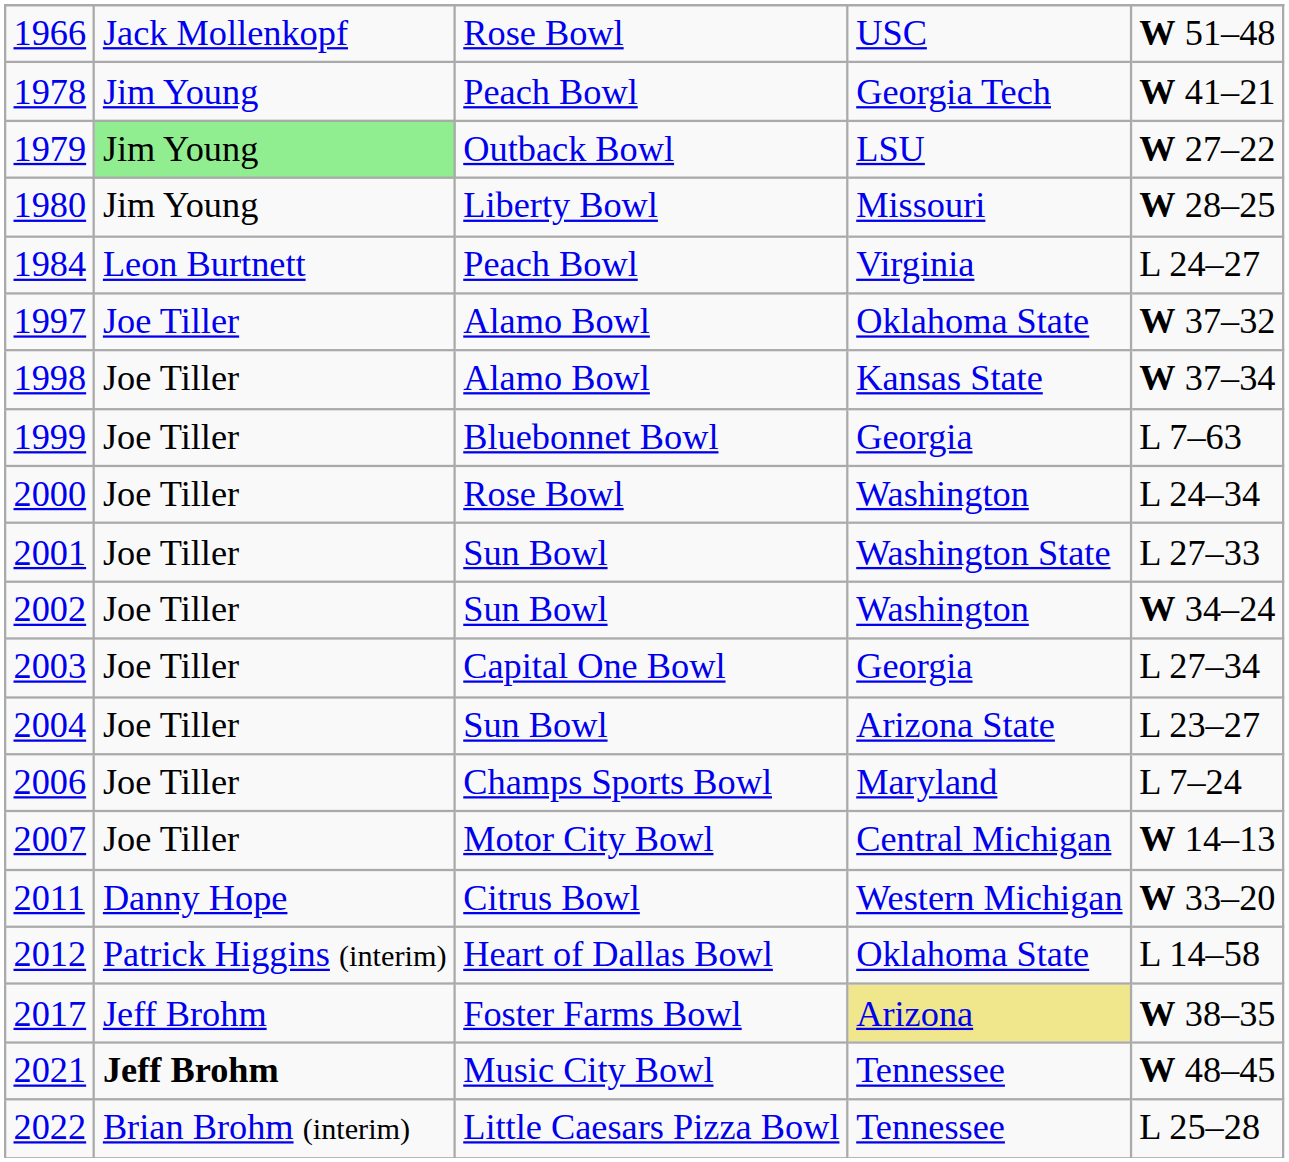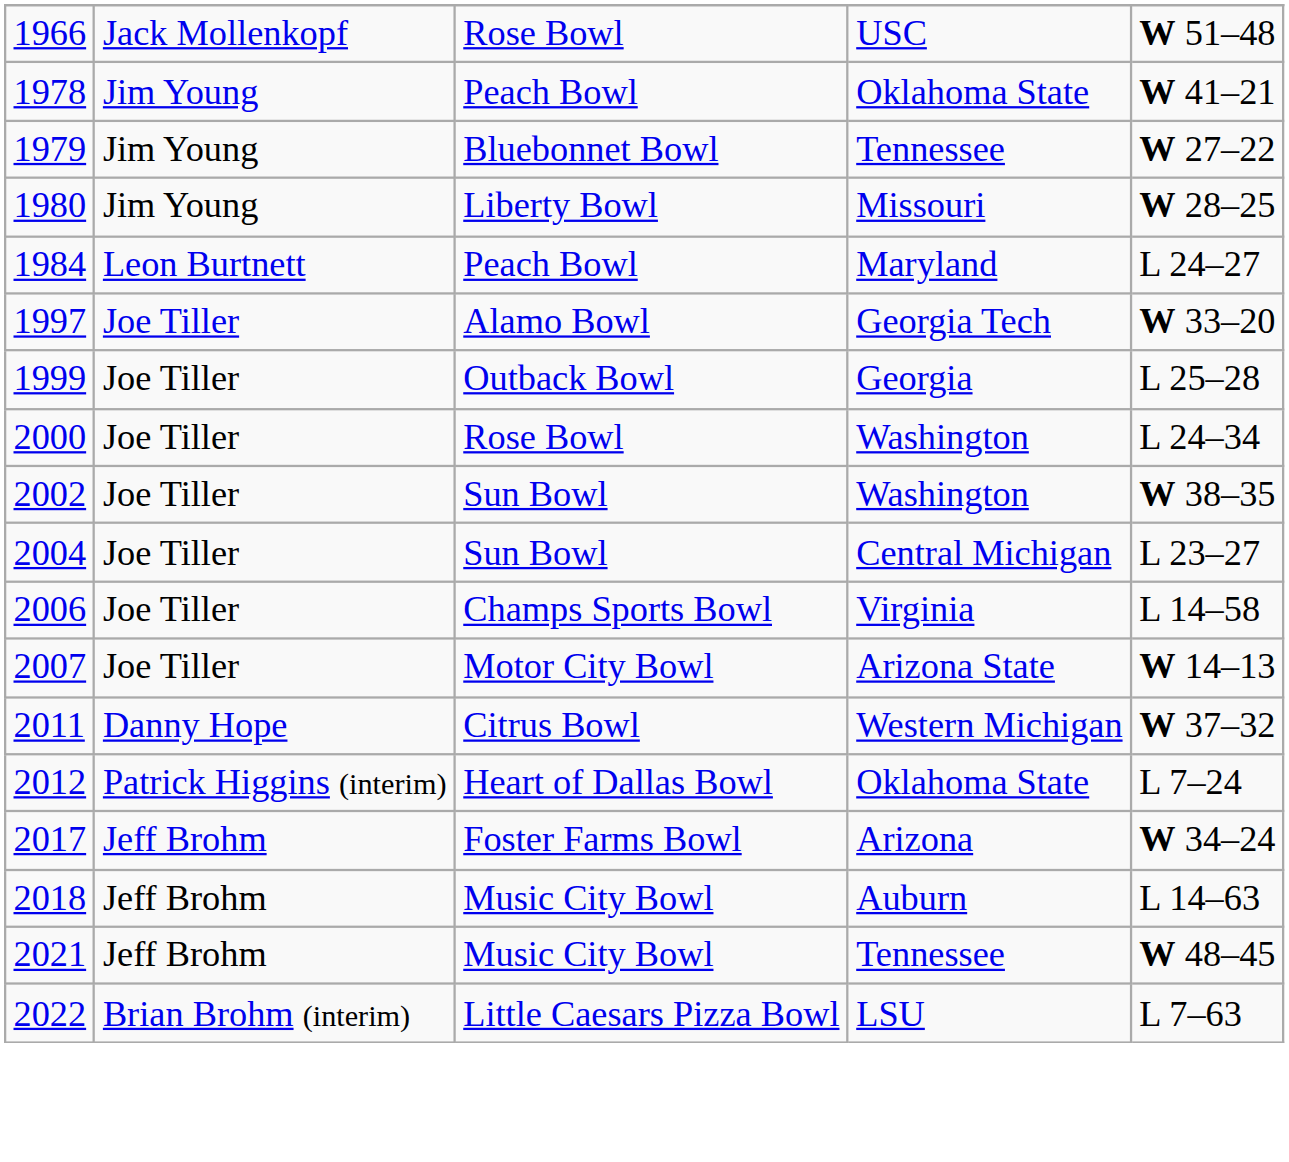(954, 90) Georgia Tech -> (973, 90) Oklahoma State
(181, 148) lightgreen background -> (181, 148) no background
(569, 148) Outback Bowl -> (591, 148) Bluebonnet Bowl
(891, 148) LSU -> (931, 148) Tennessee
(915, 263) Virginia -> (927, 263) Maryland
(973, 321) Oklahoma State -> (954, 321) Georgia Tech
(1207, 321) W 37–32 -> (1207, 321) W 33–20
- row: (50, 378)
(591, 436) Bluebonnet Bowl -> (569, 378) Outback Bowl
(1191, 436) L 7–63 -> (1200, 378) L 25–28
- row: (50, 551)
(1207, 609) W 34–24 -> (1207, 494) W 38–35
- row: (50, 666)
(956, 724) Arizona State -> (984, 551) Central Michigan
(927, 782) Maryland -> (915, 609) Virginia
(1191, 782) L 7–24 -> (1200, 609) L 14–58
(984, 839) Central Michigan -> (956, 666) Arizona State
(1207, 897) W 33–20 -> (1207, 724) W 37–32
(1200, 954) L 14–58 -> (1191, 782) L 7–24
(915, 1012) khaki background -> (915, 839) no background
(1207, 1012) W 38–35 -> (1207, 839) W 34–24
+ row: (50, 897)
(191, 1070) bold -> (185, 954) normal
(931, 1127) Tennessee -> (891, 1012) LSU
(1200, 1127) L 25–28 -> (1191, 1012) L 7–63
